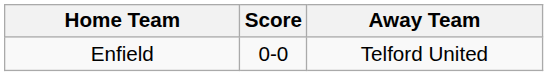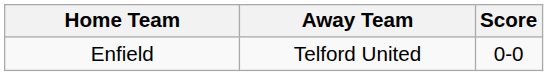columns swapped: (273, 20) <-> (424, 20)
